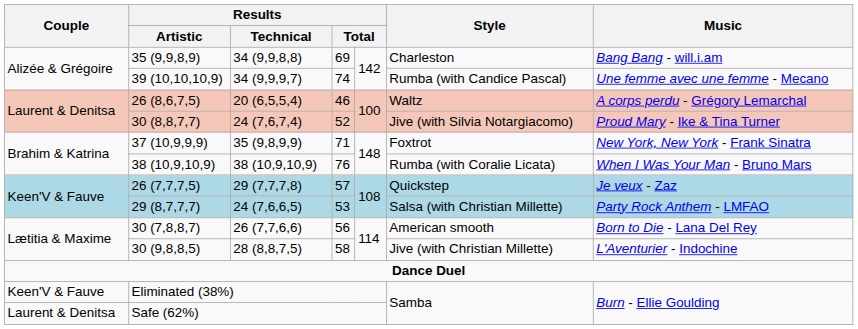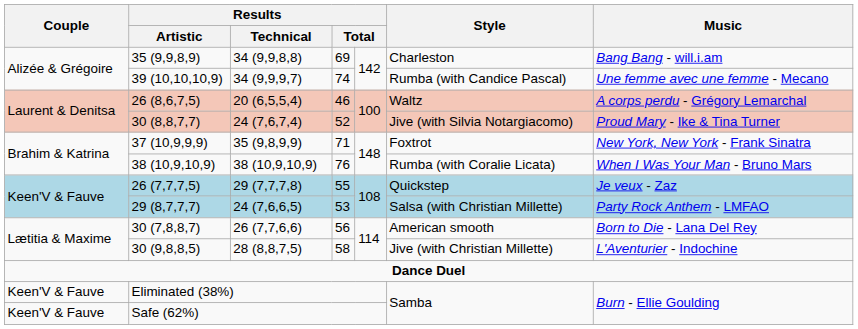(343, 185) 57 -> (343, 185) 55
(61, 313) Laurent & Denitsa -> (56, 313) Keen'V & Fauve
